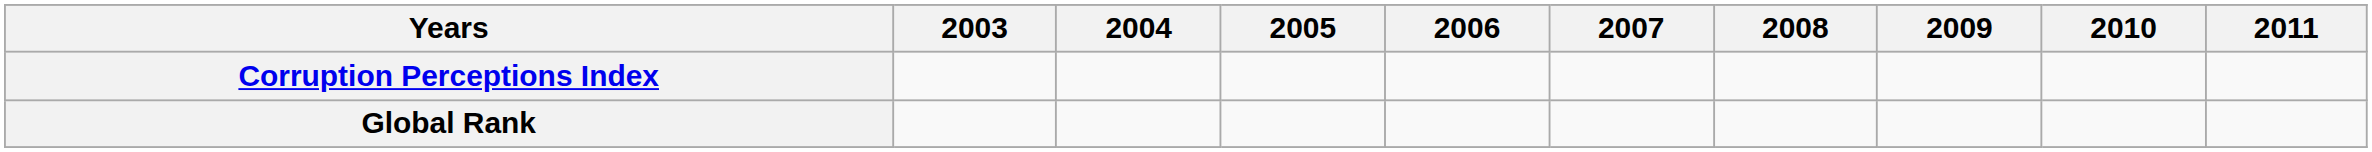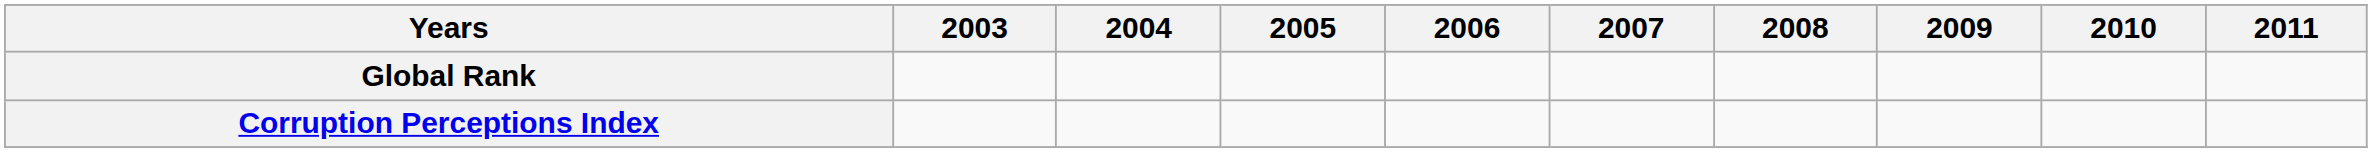rows swapped: (449, 75) <-> (449, 123)
